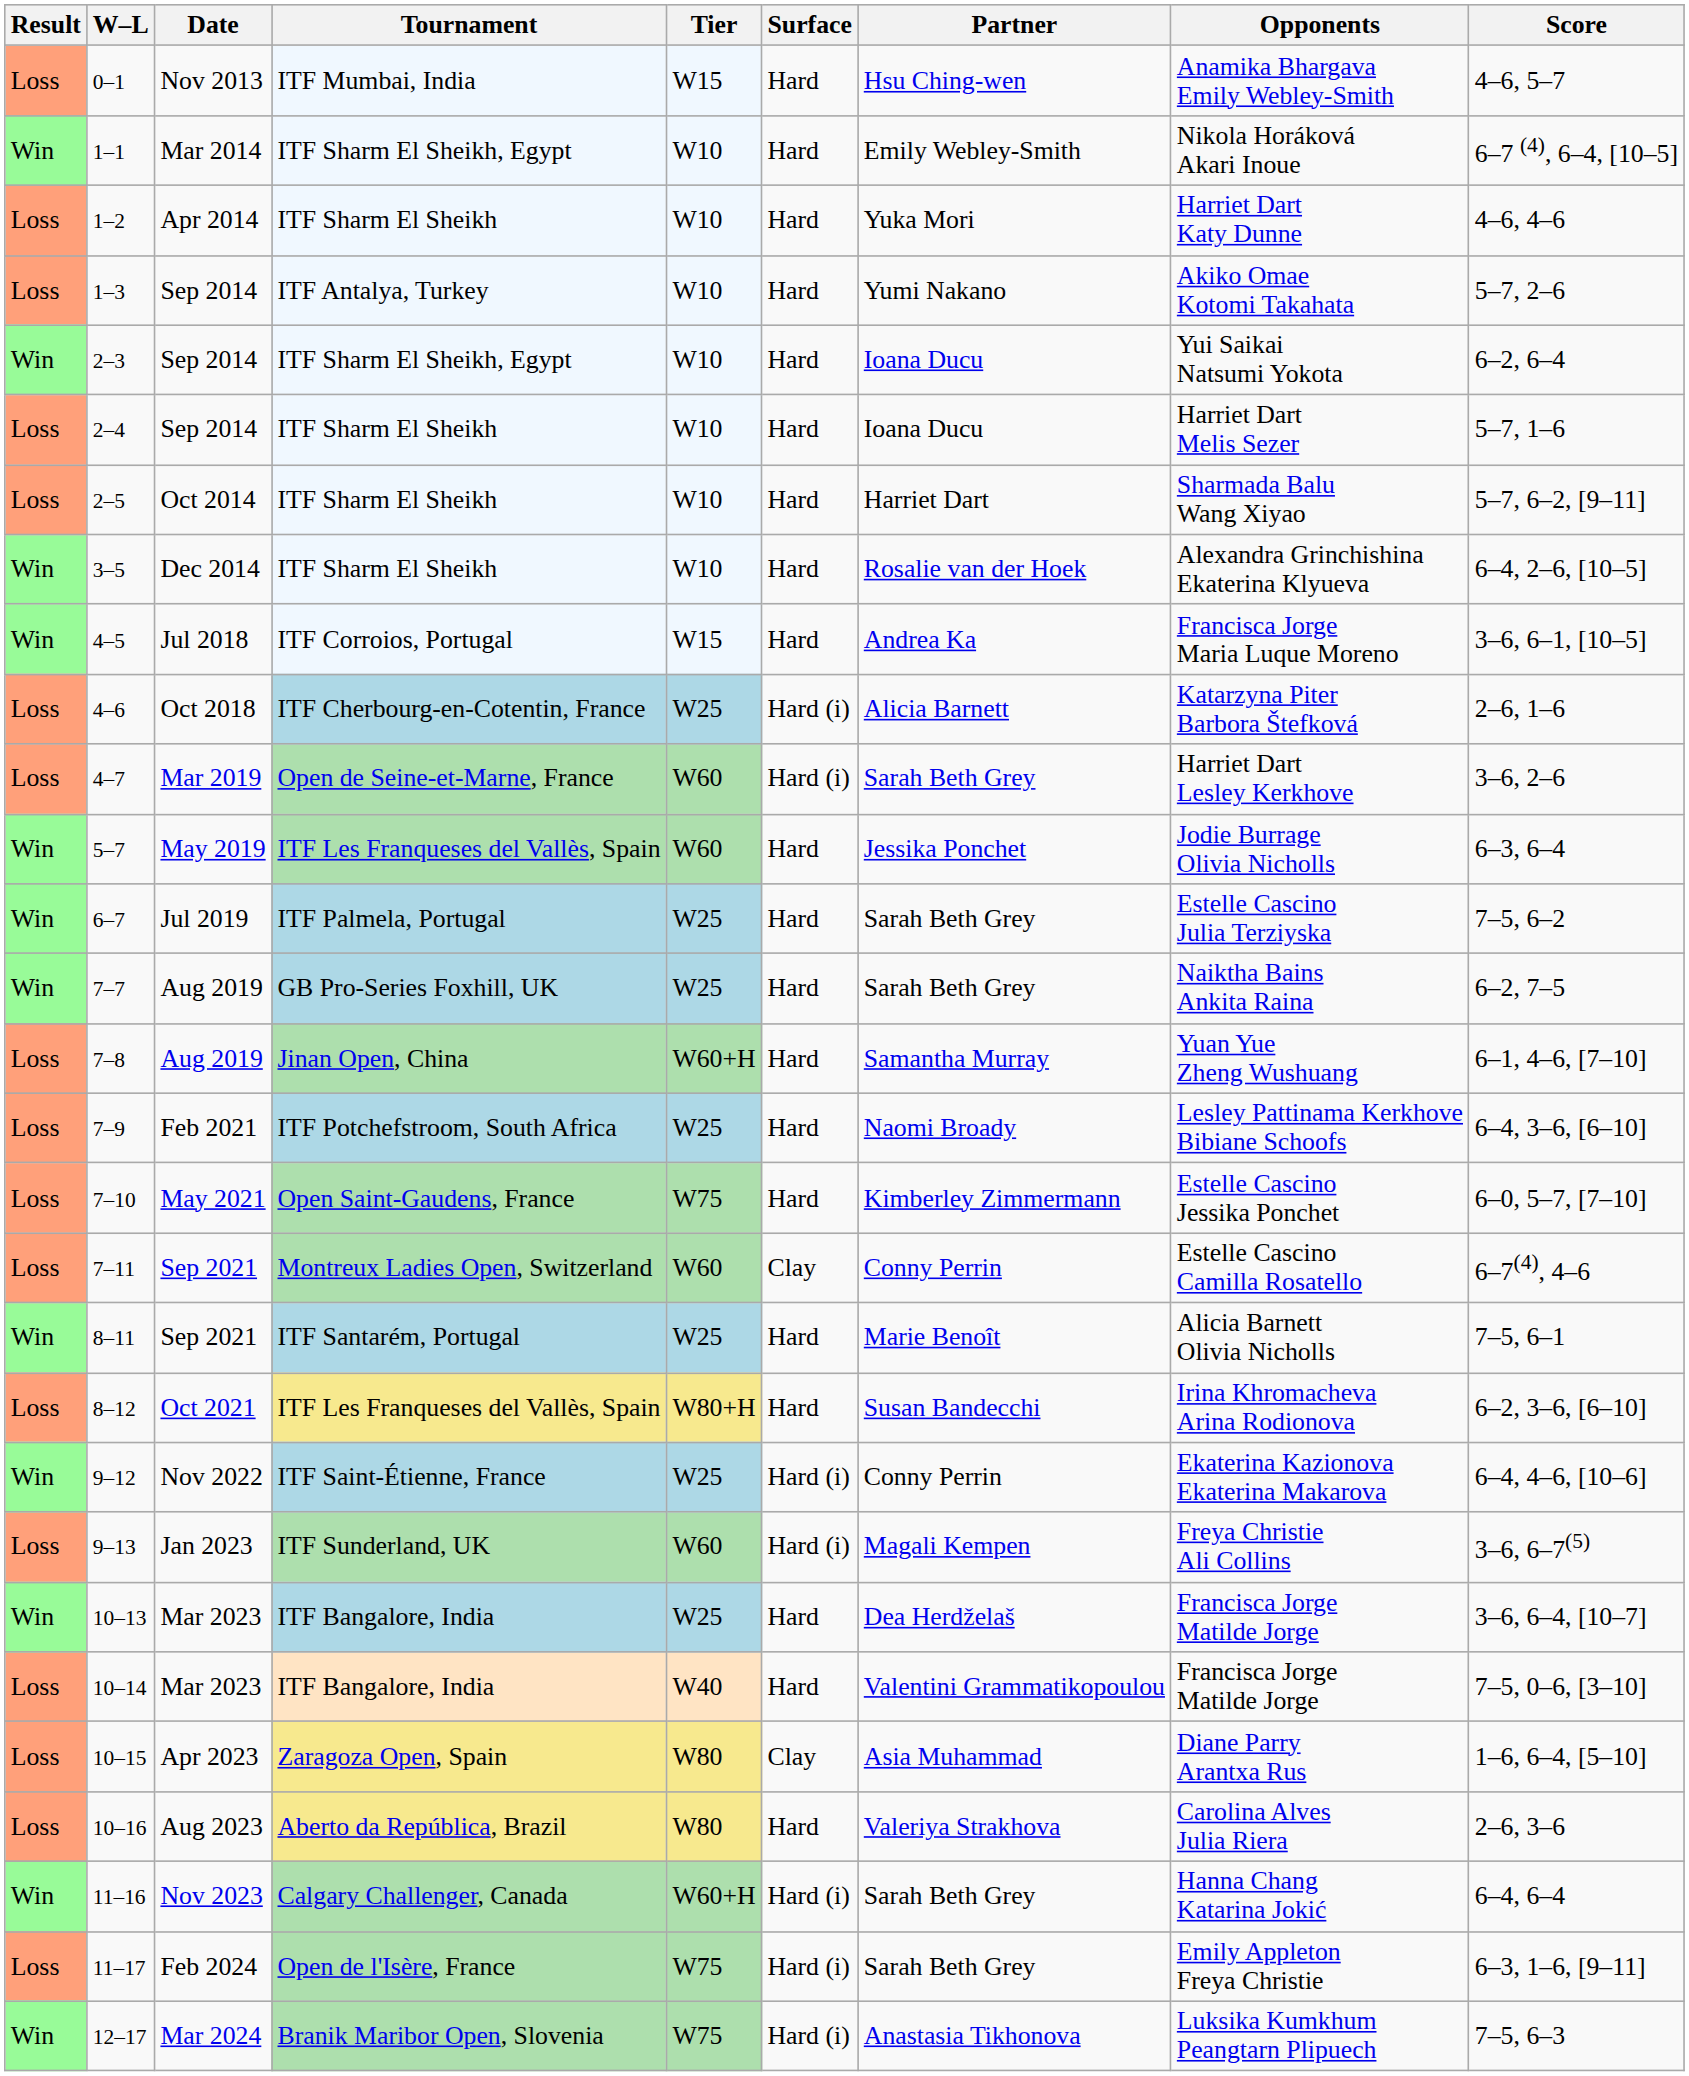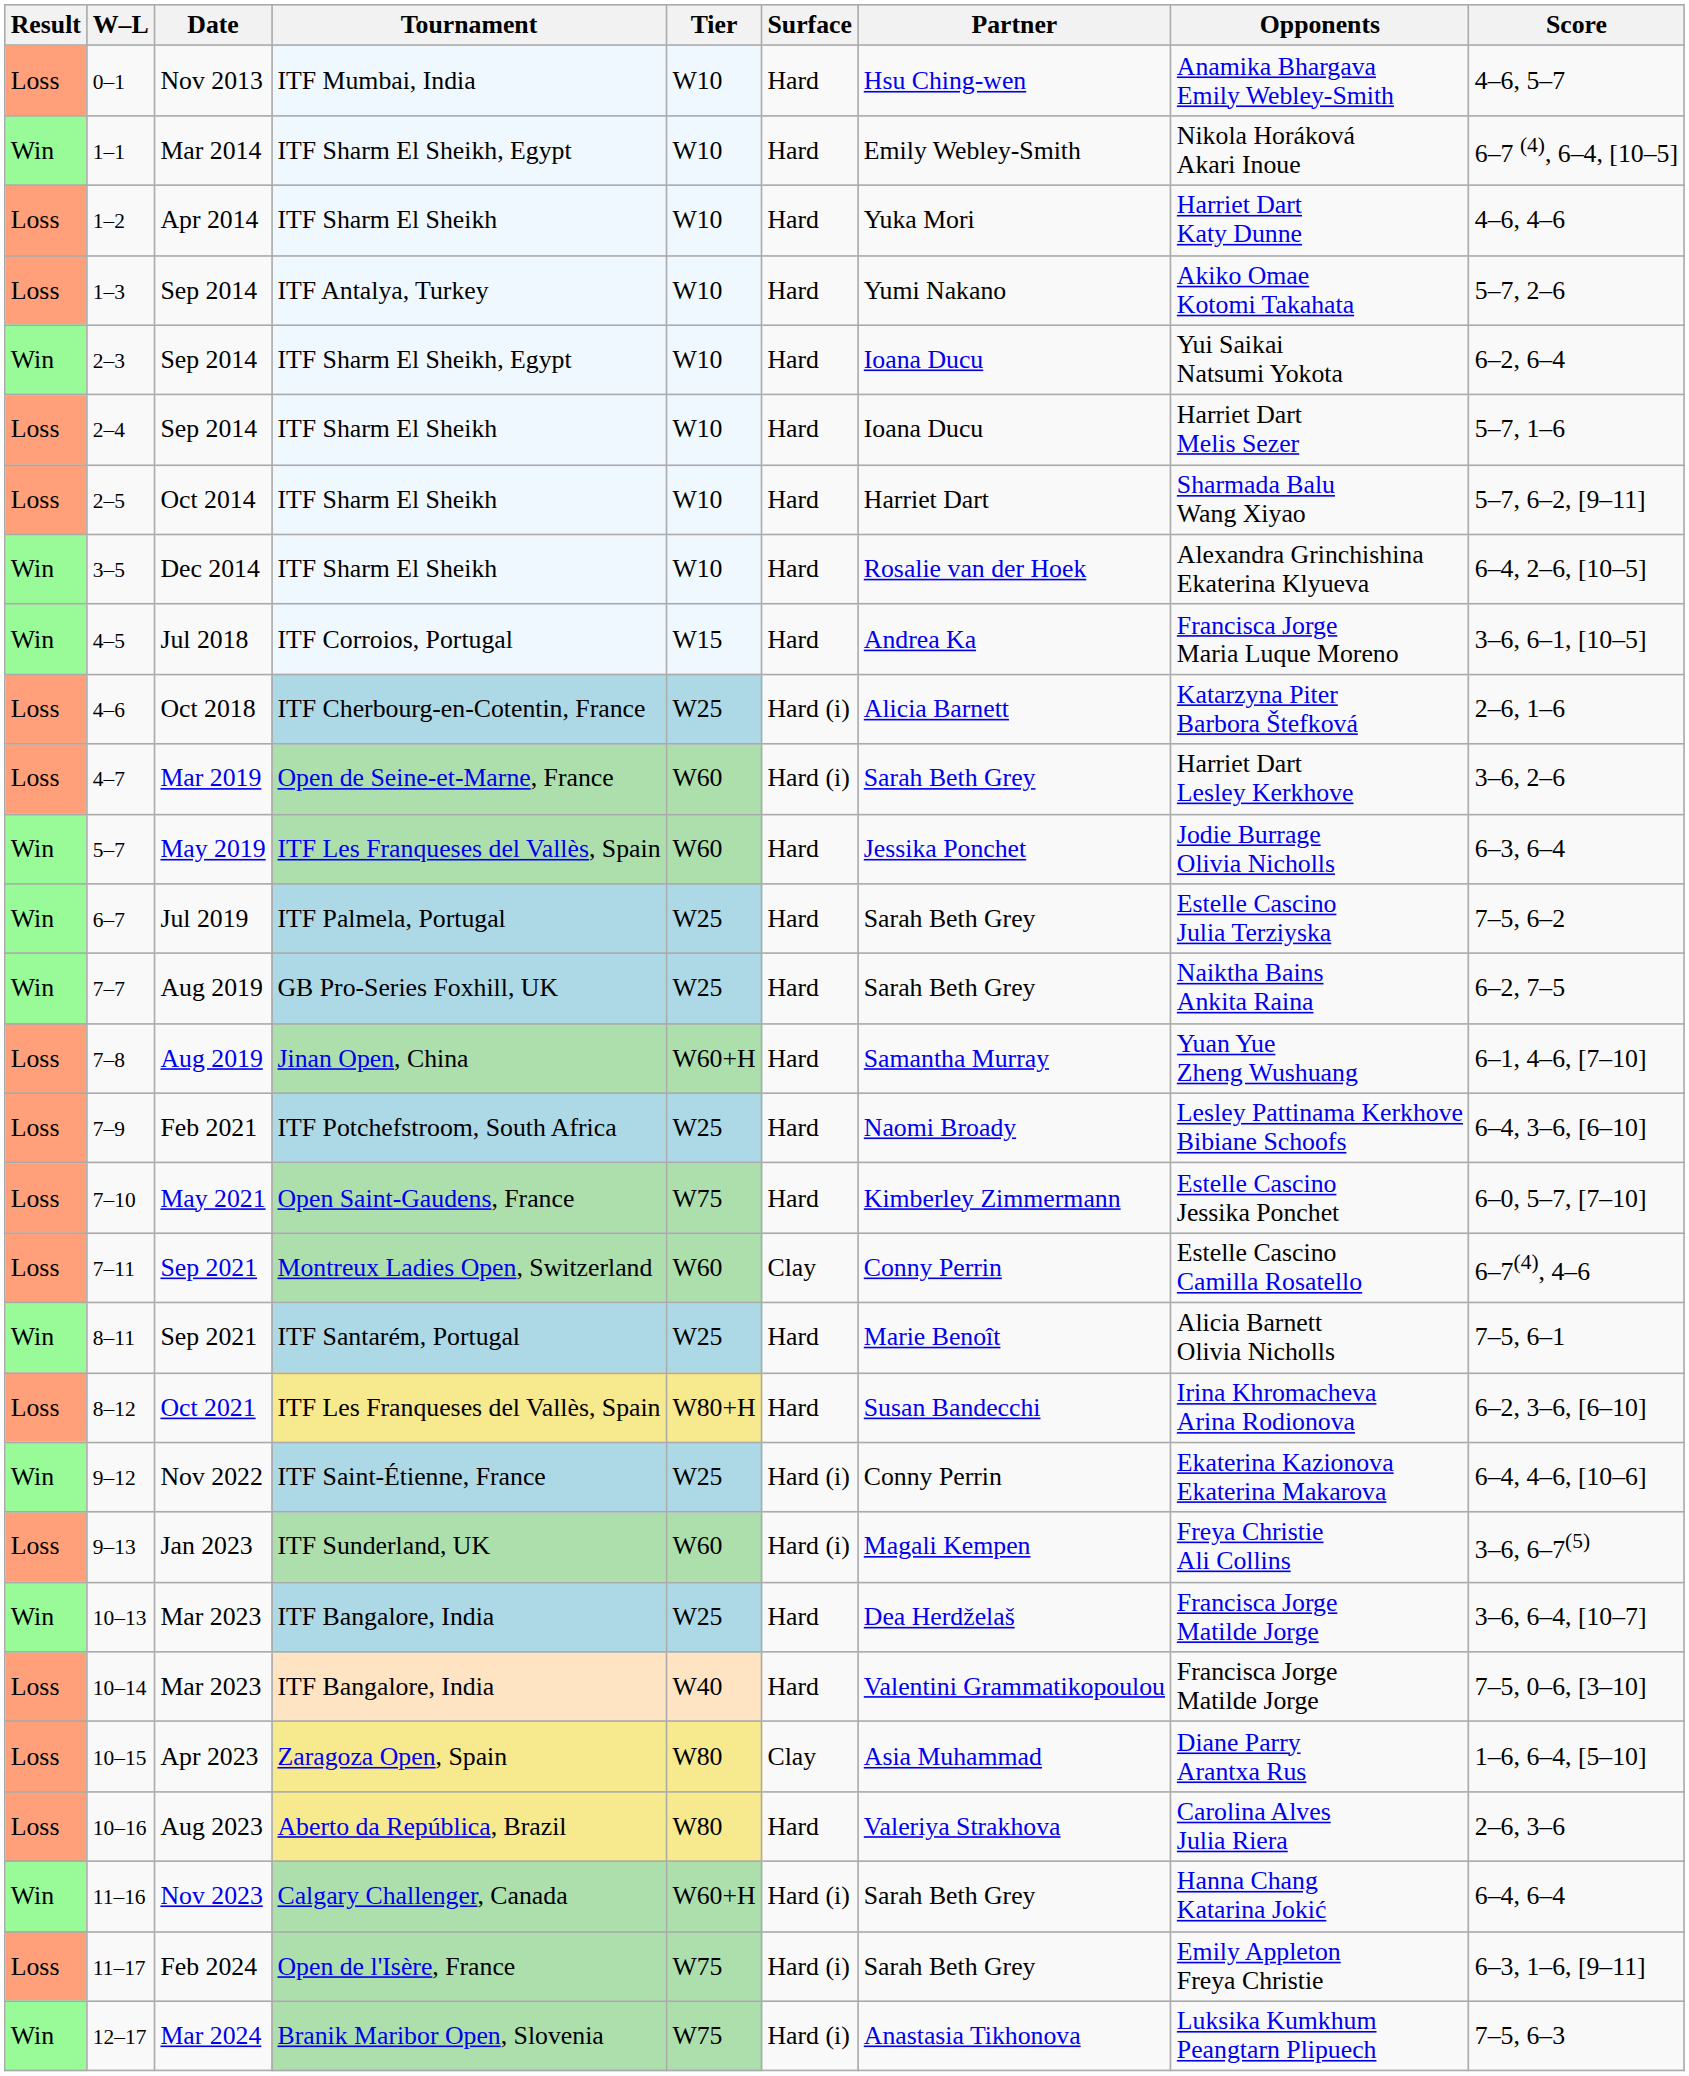(697, 80) W15 -> (697, 80) W10
